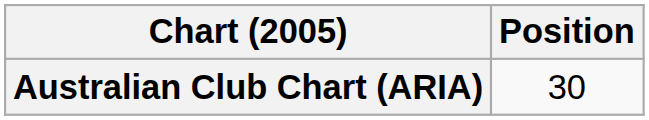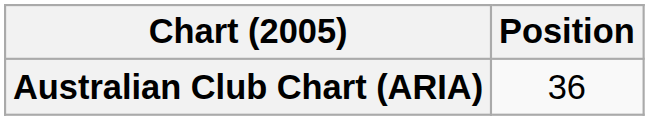(567, 86) 30 -> (567, 86) 36
